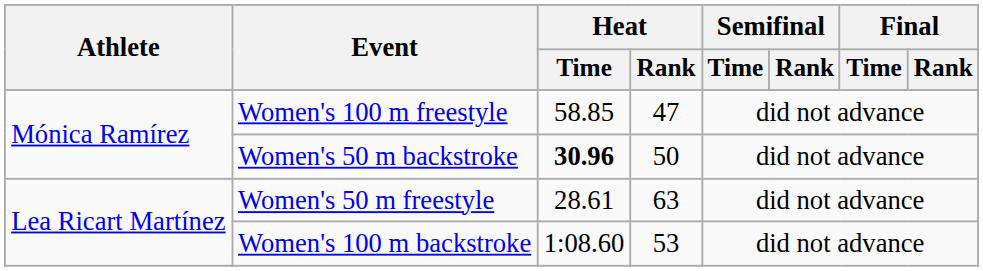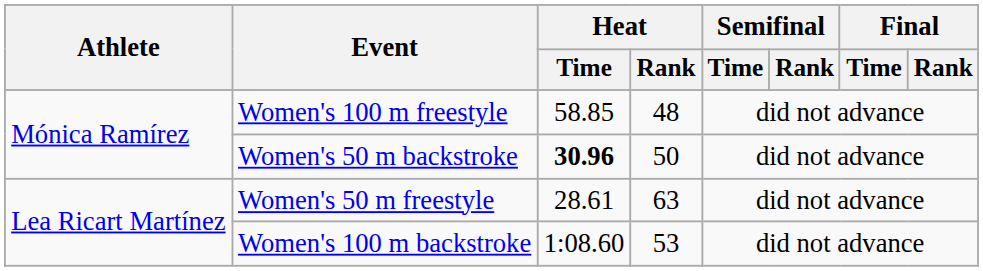(666, 112) 47 -> (666, 112) 48
